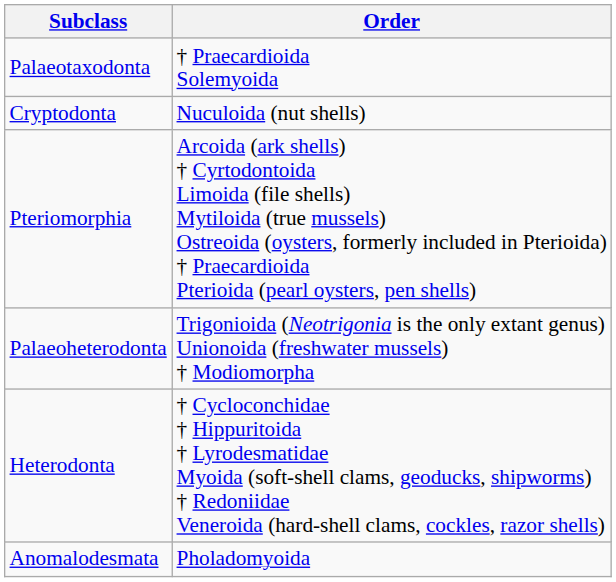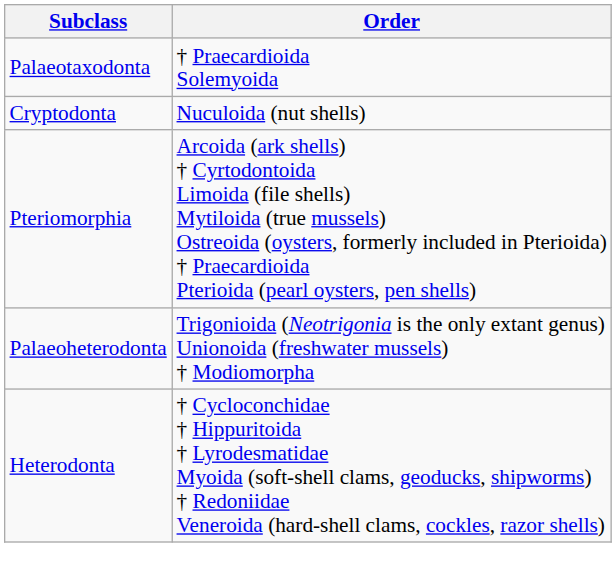- row: (84, 559)
